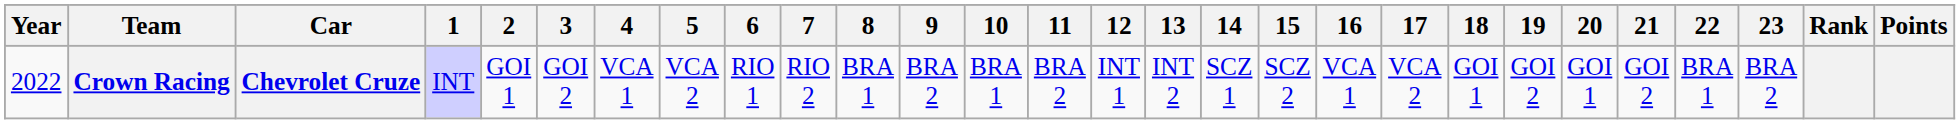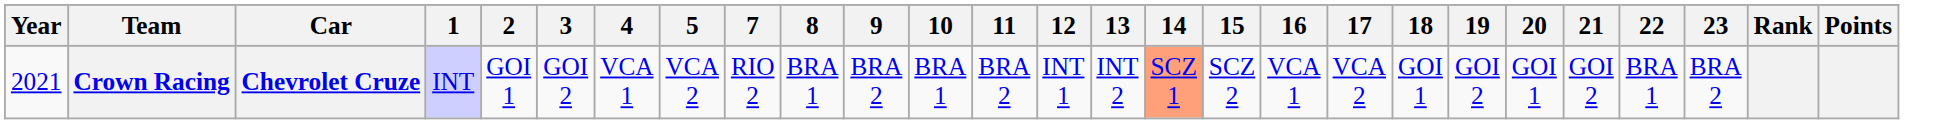- column: (753, 24)
(36, 81) 2022 -> (36, 81) 2021
(1229, 81) no background -> (1174, 81) lightsalmon background
